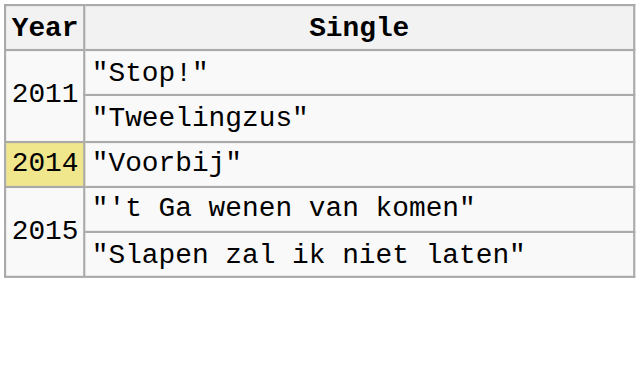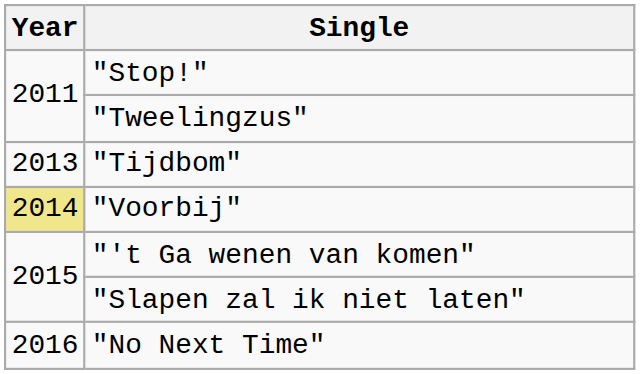+ row: (167, 164)
+ row: (209, 345)
